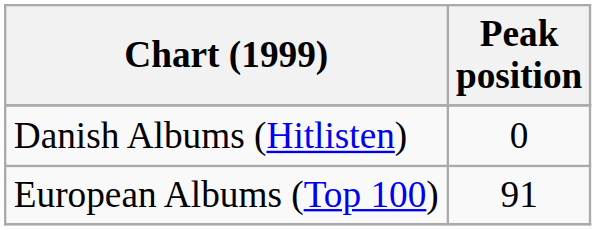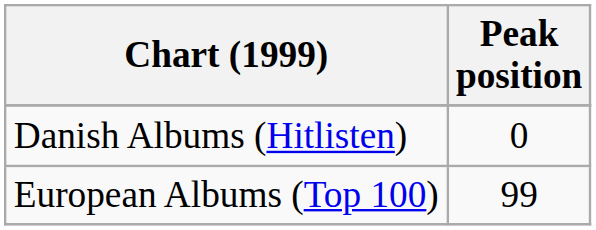(519, 194) 91 -> (519, 194) 99
